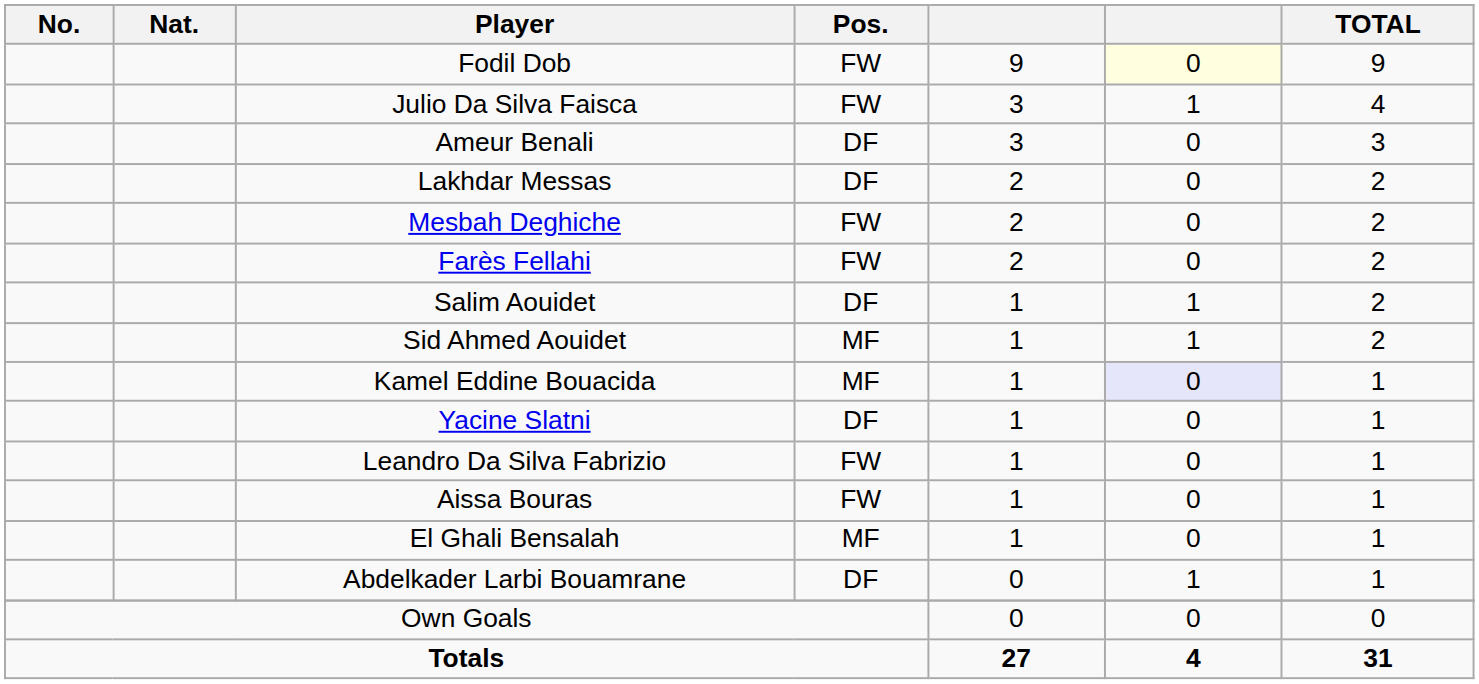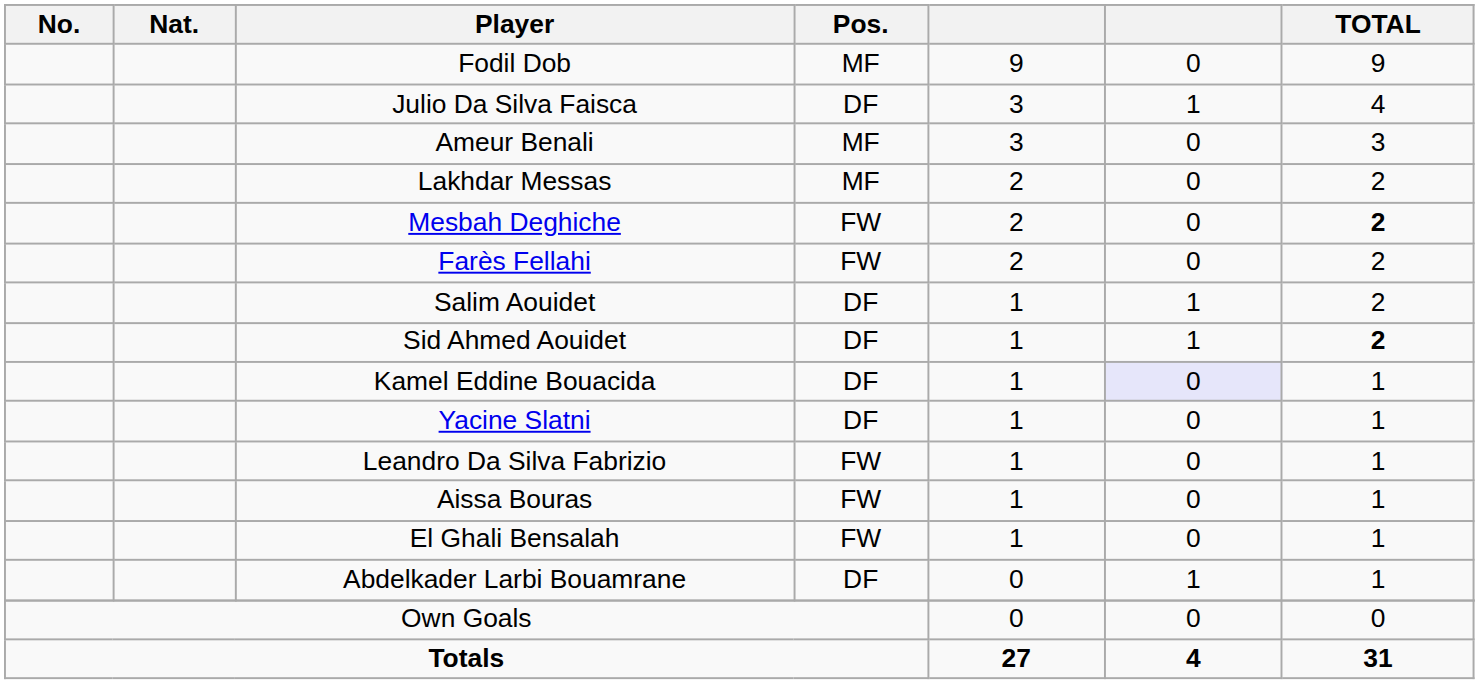(861, 63) FW -> (861, 63) MF
(1193, 63) lightyellow background -> (1193, 63) no background
(861, 103) FW -> (861, 103) DF
(861, 142) DF -> (861, 142) MF
(861, 182) DF -> (861, 182) MF
(1378, 222) normal -> (1378, 222) bold
(861, 341) MF -> (861, 341) DF
(1378, 341) normal -> (1378, 341) bold
(861, 380) MF -> (861, 380) DF
(861, 539) MF -> (861, 539) FW
